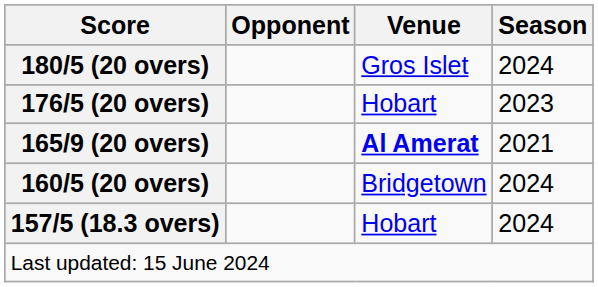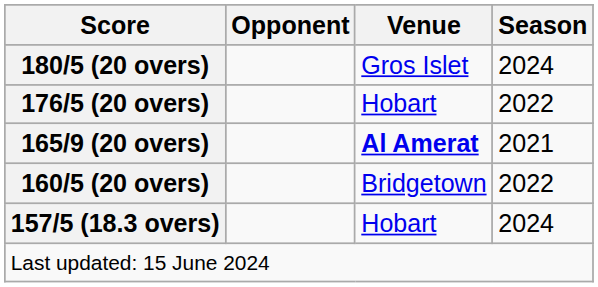(526, 104) 2023 -> (526, 104) 2022
(526, 183) 2024 -> (526, 183) 2022
